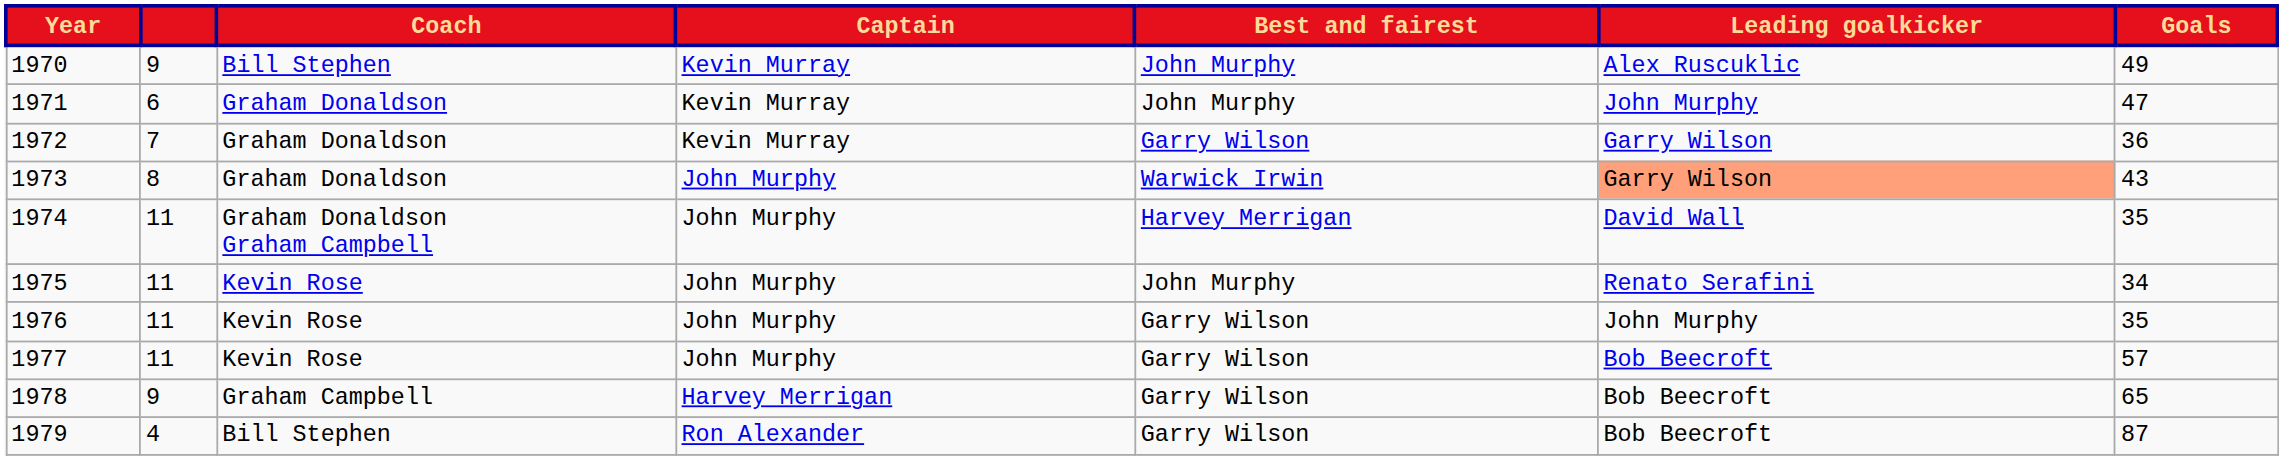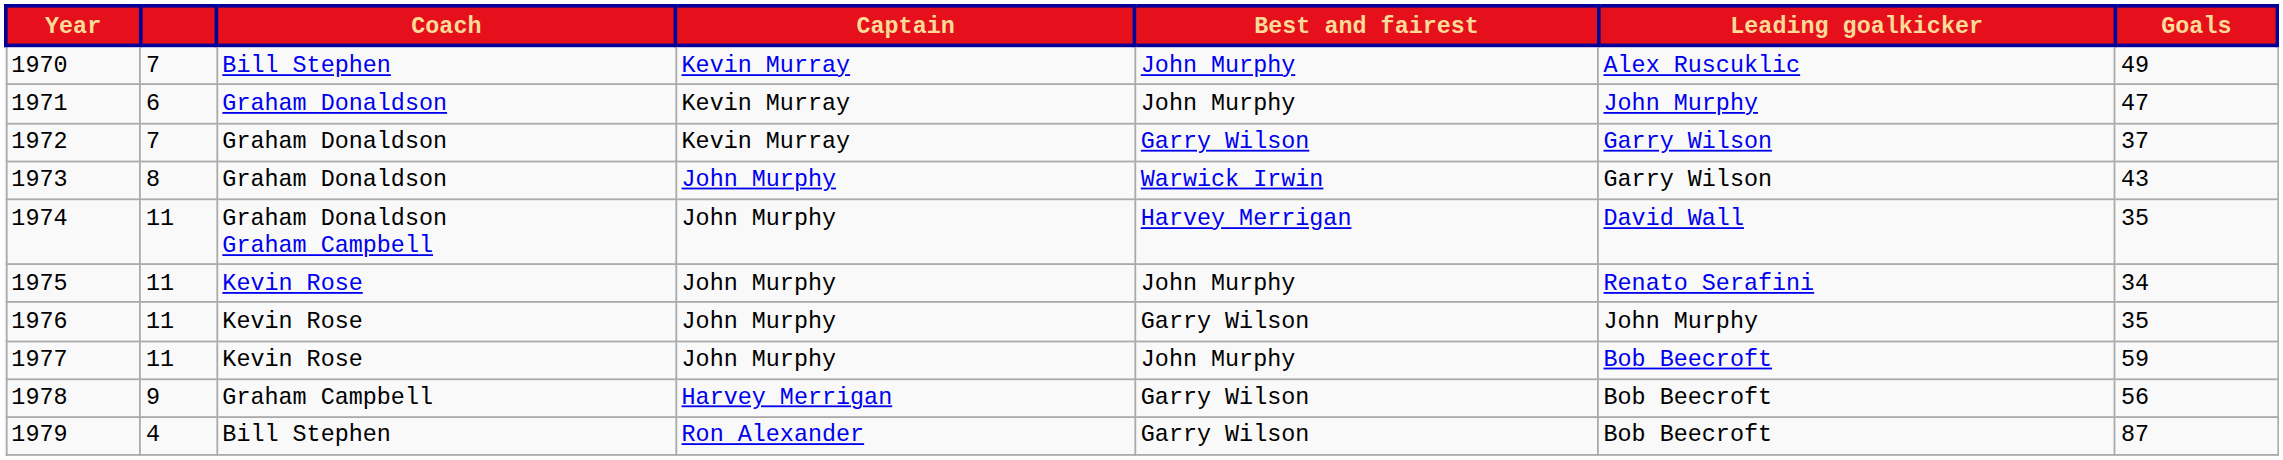(153, 66) 9 -> (153, 66) 7
(2135, 142) 36 -> (2135, 142) 37
(1688, 180) lightsalmon background -> (1688, 180) no background
(1225, 360) Garry Wilson -> (1218, 360) John Murphy
(2135, 360) 57 -> (2135, 360) 59
(2135, 398) 65 -> (2135, 398) 56
